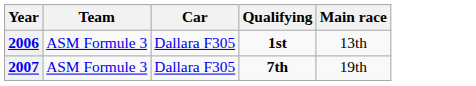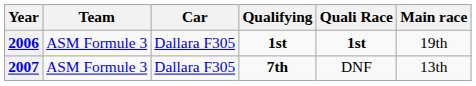+ column: (356, 17)
(353, 43) 13th -> (434, 43) 19th
(353, 68) 19th -> (434, 68) 13th
